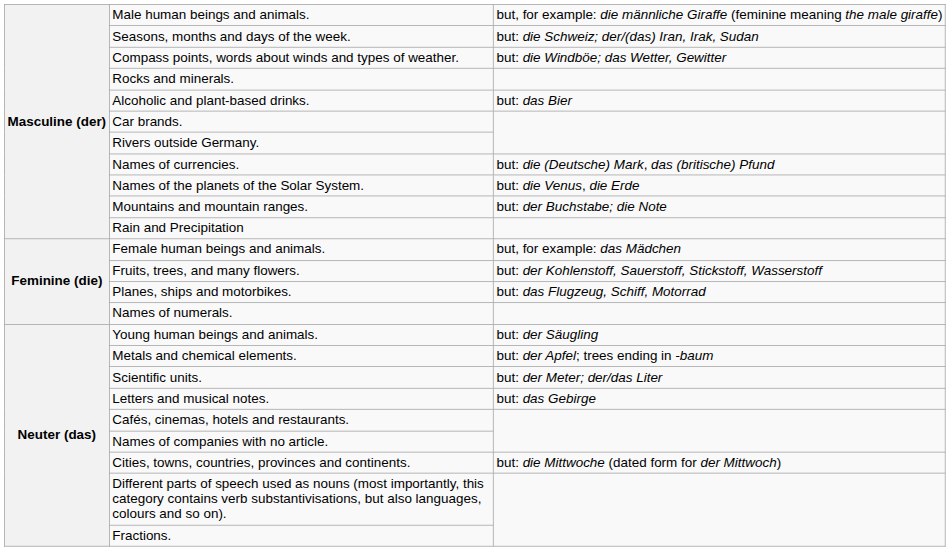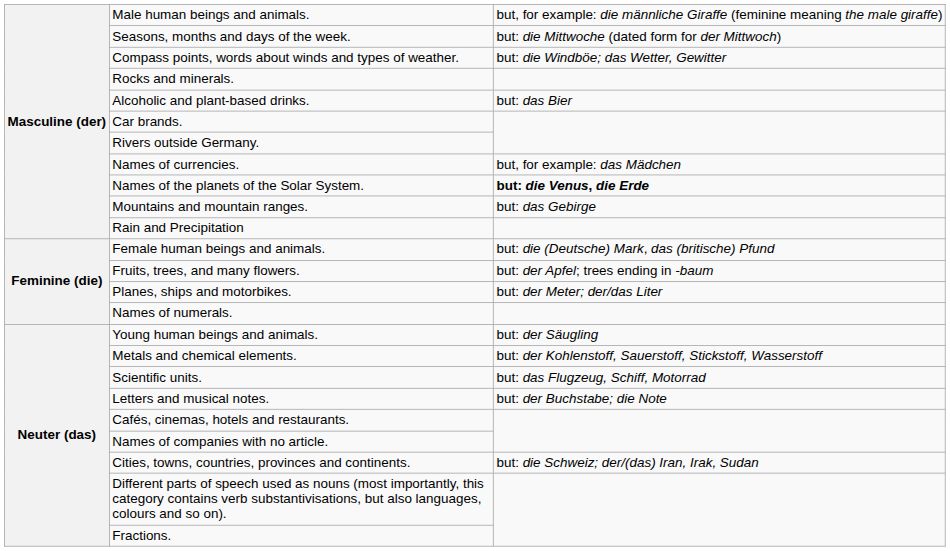(628, 36) but: die Schweiz; der/(das) Iran, Irak, Sudan -> (639, 36) but: die Mittwoche (dated form for der Mittwoch)
(635, 164) but: die (Deutsche) Mark, das (britische) Pfund -> (589, 164) but, for example: das Mädchen
(568, 185) normal -> (573, 185) bold
(582, 206) but: der Buchstabe; die Note -> (546, 206) but: das Gebirge
(589, 249) but, for example: das Mädchen -> (635, 249) but: die (Deutsche) Mark, das (britische) Pfund
(659, 270) but: der Kohlenstoff, Sauerstoff, Stickstoff, Wasserstoff -> (605, 270) but: der Apfel; trees ending in -baum
(601, 292) but: das Flugzeug, Schiff, Motorrad -> (579, 292) but: der Meter; der/das Liter
(605, 356) but: der Apfel; trees ending in -baum -> (659, 356) but: der Kohlenstoff, Sauerstoff, Stickstoff, Wasserstoff
(579, 377) but: der Meter; der/das Liter -> (601, 377) but: das Flugzeug, Schiff, Motorrad
(546, 398) but: das Gebirge -> (582, 398) but: der Buchstabe; die Note
(639, 462) but: die Mittwoche (dated form for der Mittwoch) -> (628, 462) but: die Schweiz; der/(das) Iran, Irak, Sudan
